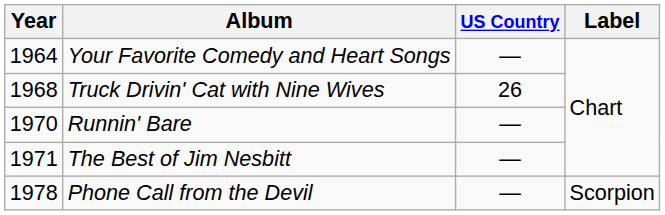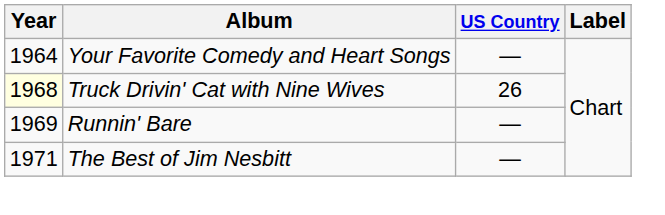(34, 90) no background -> (34, 90) lightyellow background
(34, 124) 1970 -> (34, 124) 1969
- row: (190, 192)
